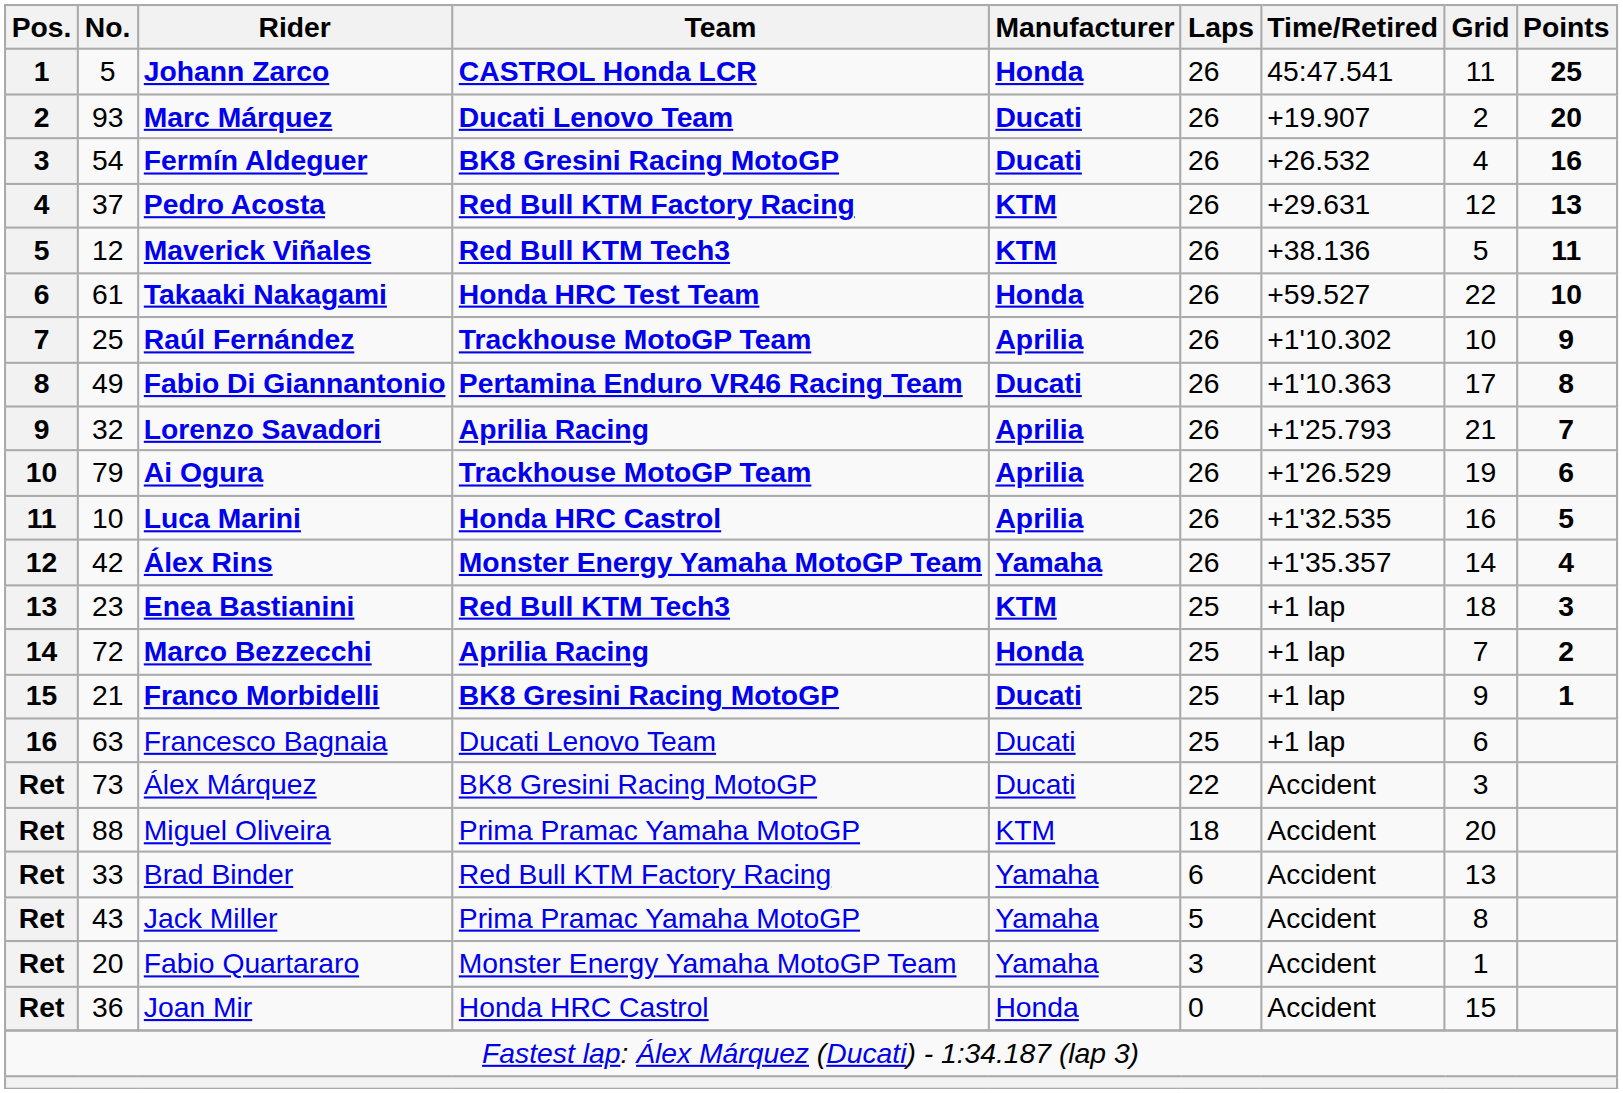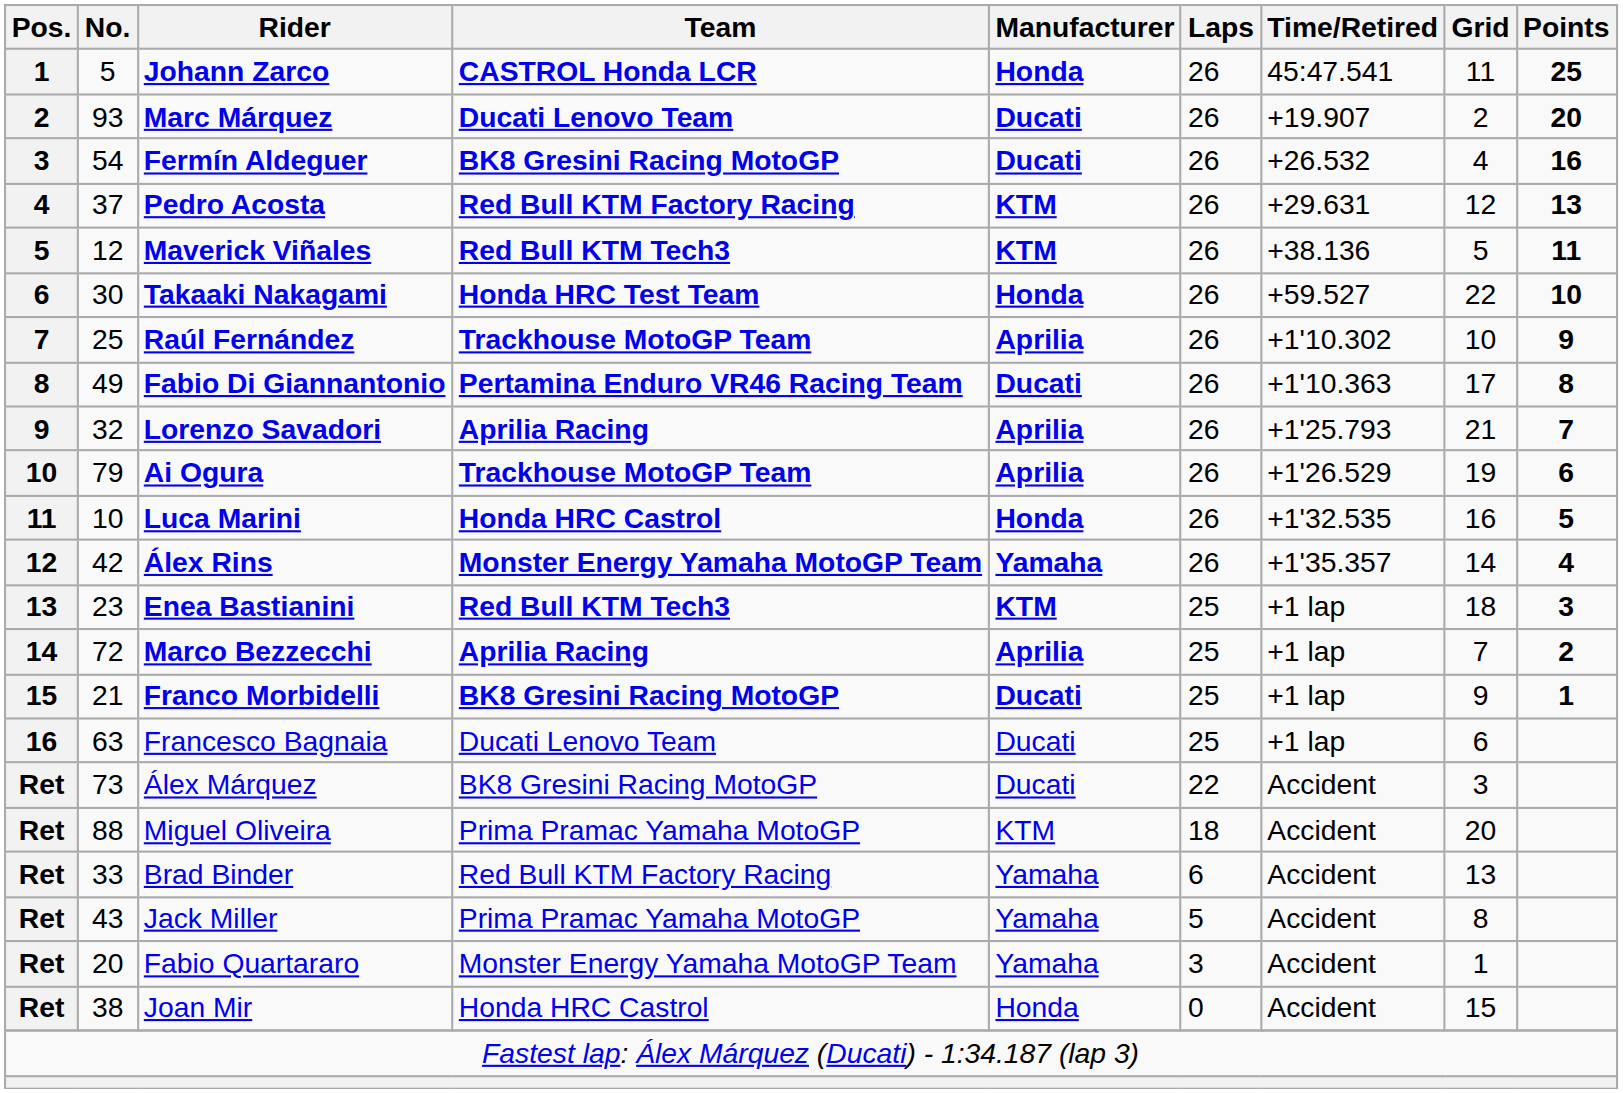(108, 294) 61 -> (108, 294) 30
(1039, 517) Aprilia -> (1039, 517) Honda
(1039, 651) Honda -> (1039, 651) Aprilia
(108, 1008) 36 -> (108, 1008) 38
